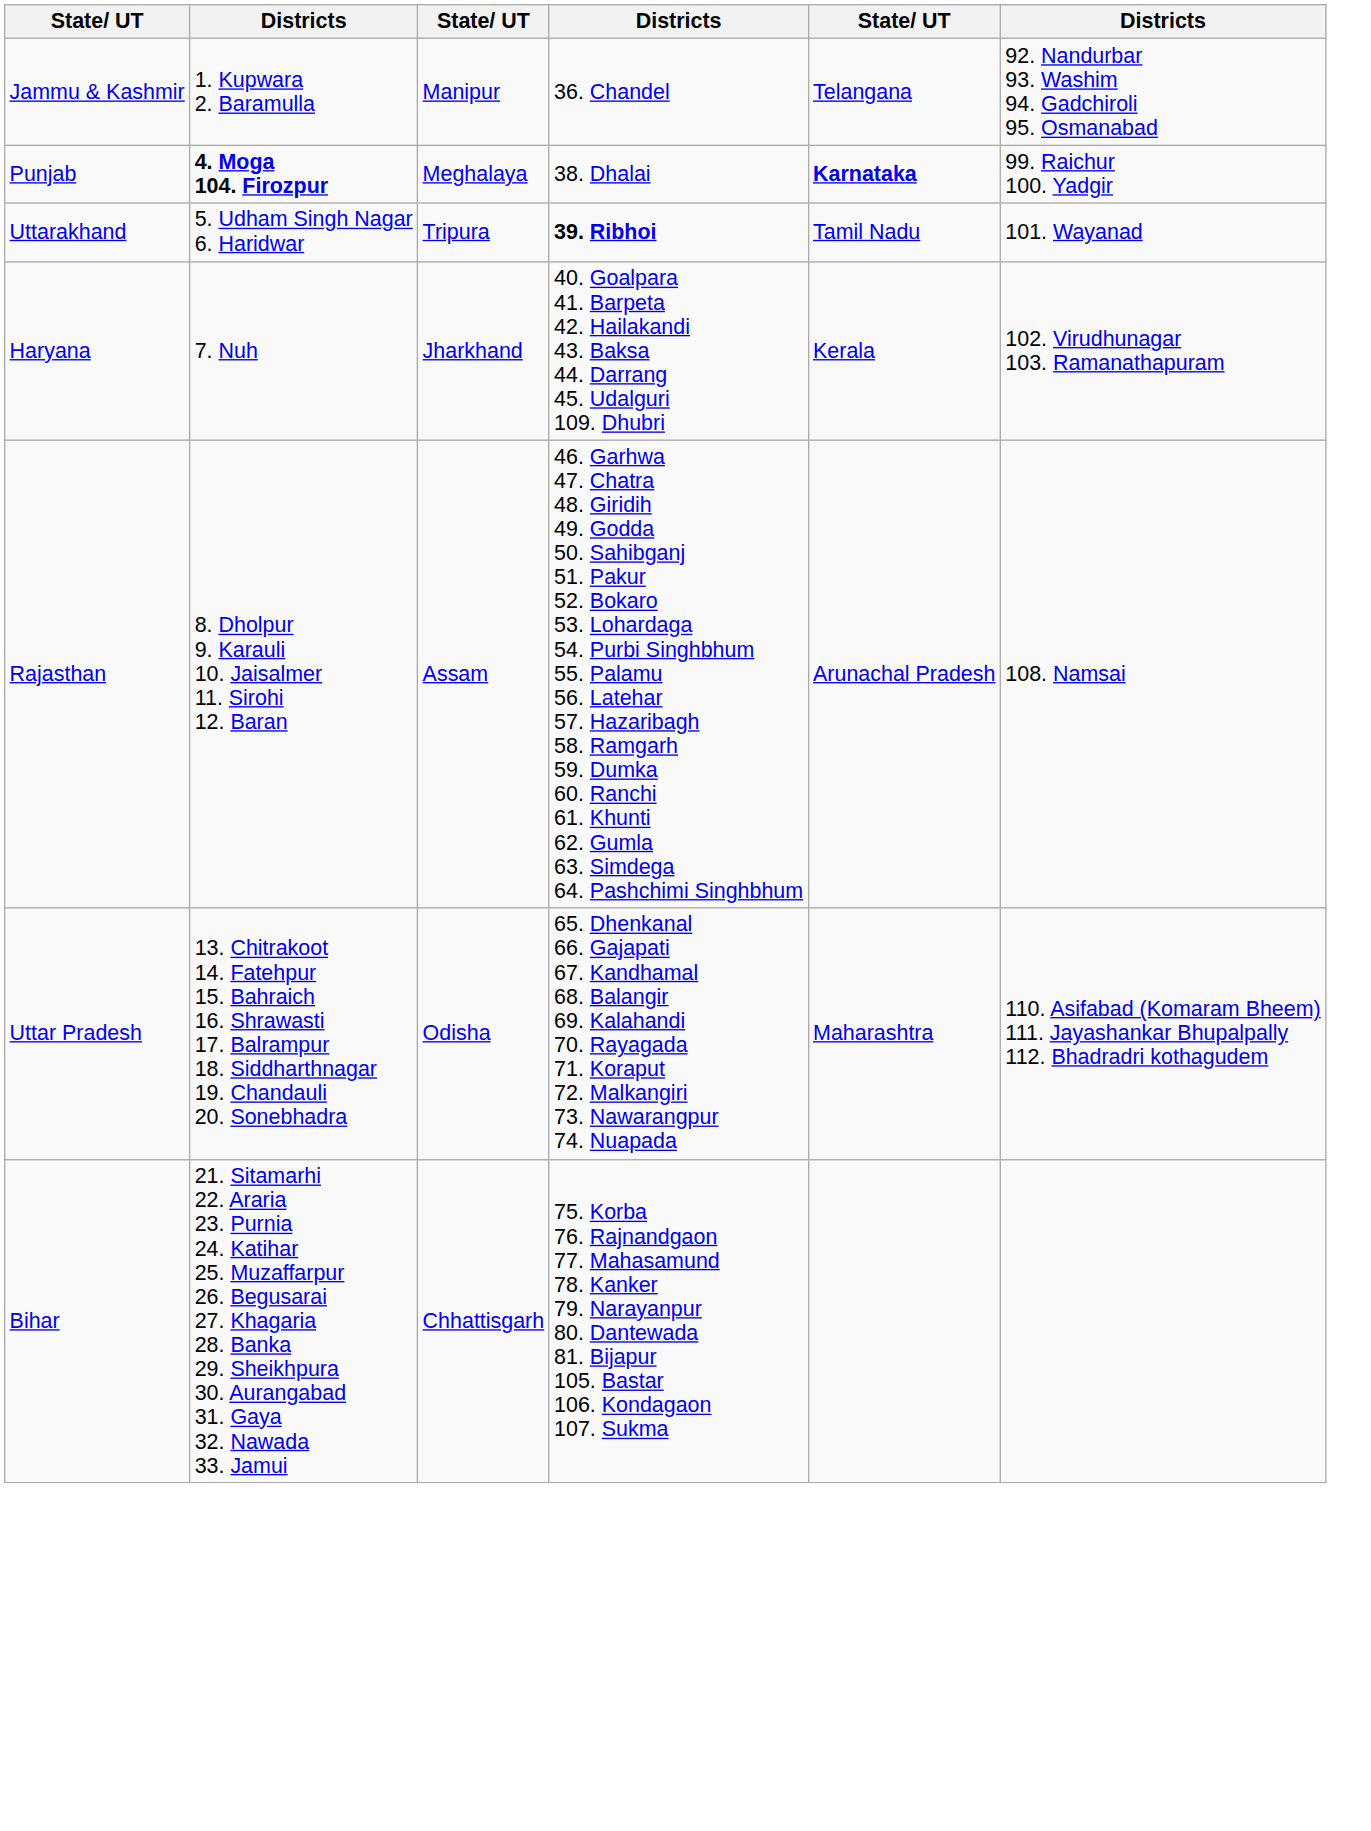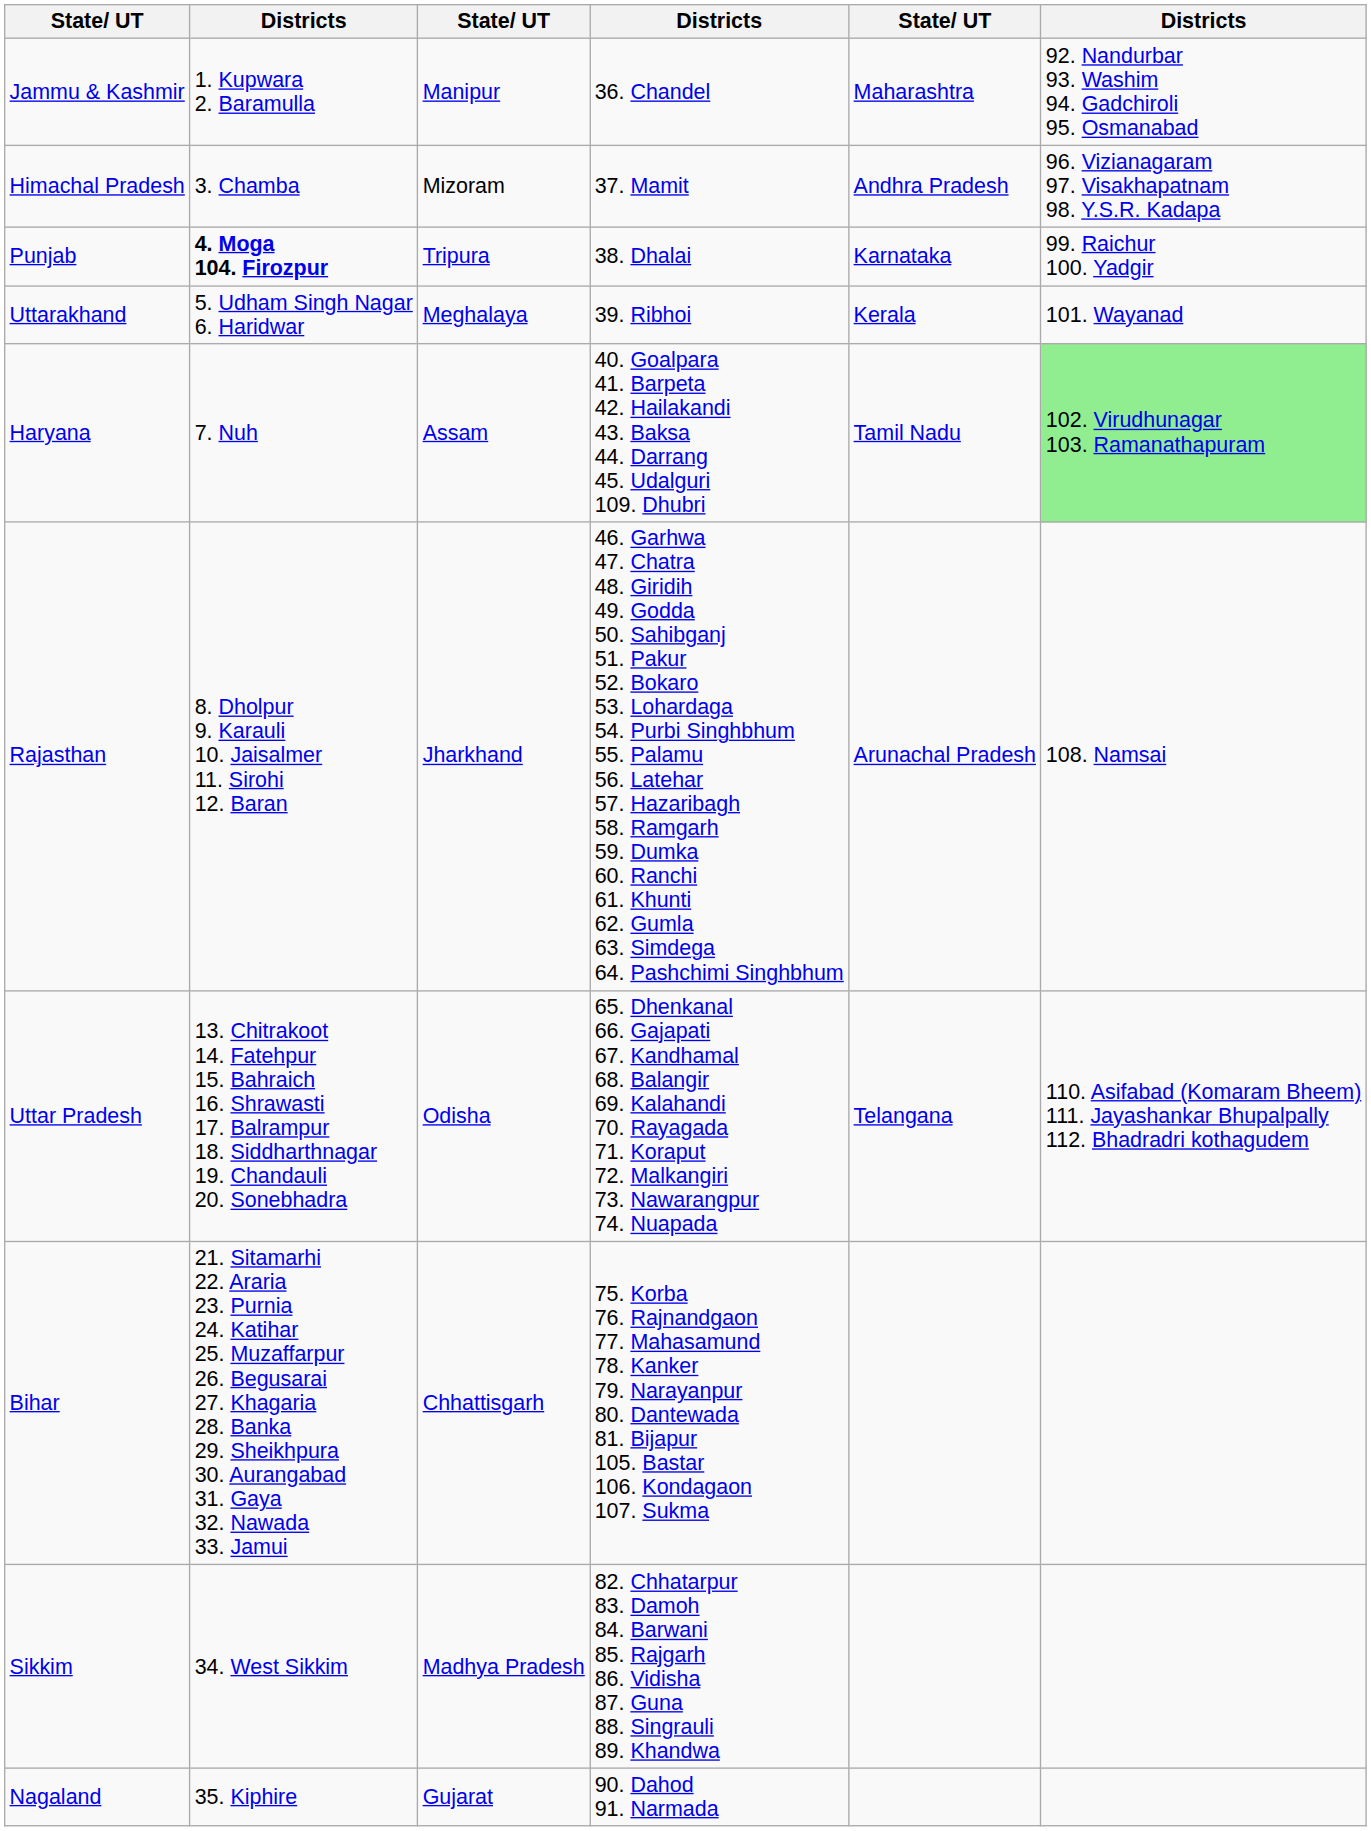(863, 91) Telangana -> (914, 91) Maharashtra
+ row: (97, 185)
(475, 173) Meghalaya -> (456, 256) Tripura
(865, 173) bold -> (902, 256) normal
(456, 232) Tripura -> (475, 314) Meghalaya
(605, 232) bold -> (643, 314) normal
(867, 232) Tamil Nadu -> (885, 314) Kerala
(473, 350) Jharkhand -> (455, 432) Assam
(844, 350) Kerala -> (907, 432) Tamil Nadu
(1115, 350) no background -> (1156, 432) lightgreen background
(455, 673) Assam -> (473, 756) Jharkhand
(873, 1033) Maharashtra -> (903, 1115) Telangana
+ row: (41, 1666)
+ row: (56, 1796)
